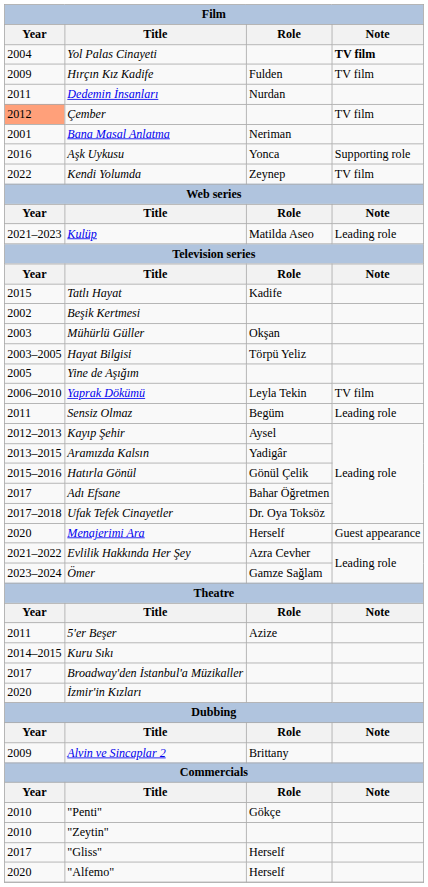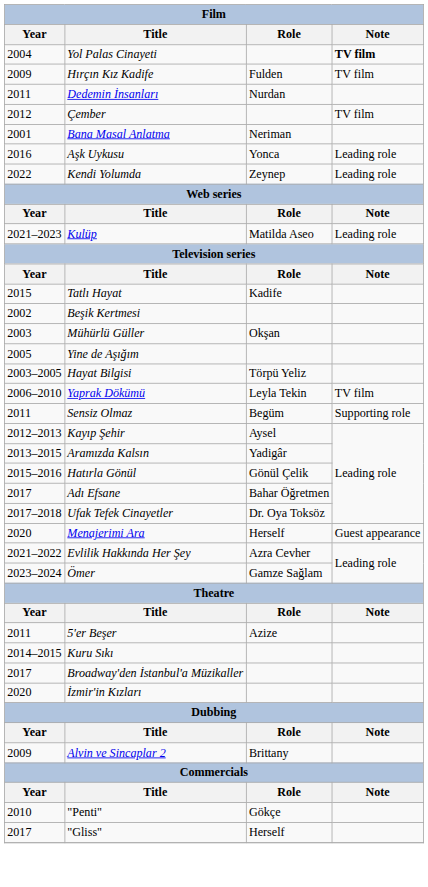(19, 114) lightsalmon background -> (19, 114) no background
(373, 154) Supporting role -> (366, 154) Leading role
(354, 174) TV film -> (366, 174) Leading role
rows swapped: (99, 354) <-> (103, 373)
(366, 413) Leading role -> (373, 413) Supporting role
- row: (88, 832)
- row: (91, 872)
